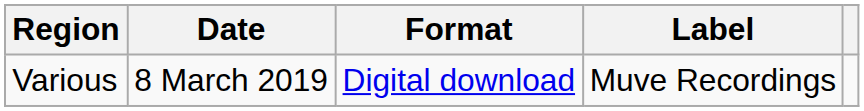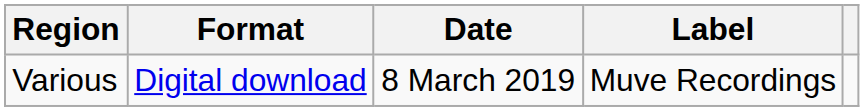columns swapped: (231, 29) <-> (459, 29)
